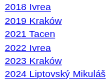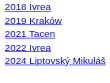- row: (33, 61)
